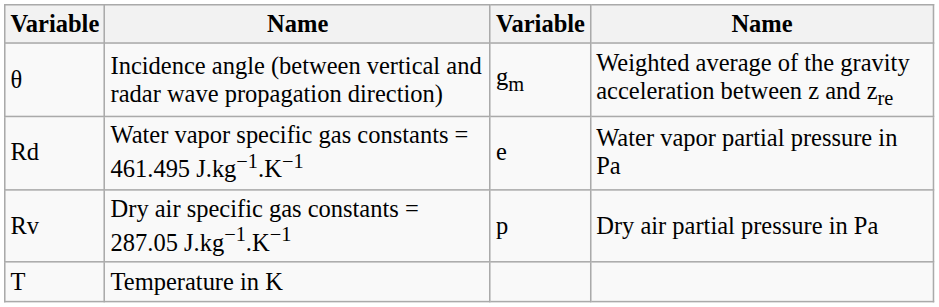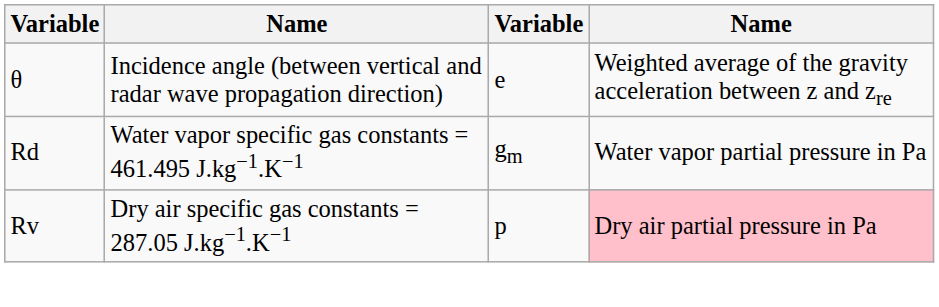(510, 79) gm -> (500, 79) e
(502, 152) e -> (508, 152) gm
(737, 225) no background -> (736, 225) pink background
- row: (18, 281)
